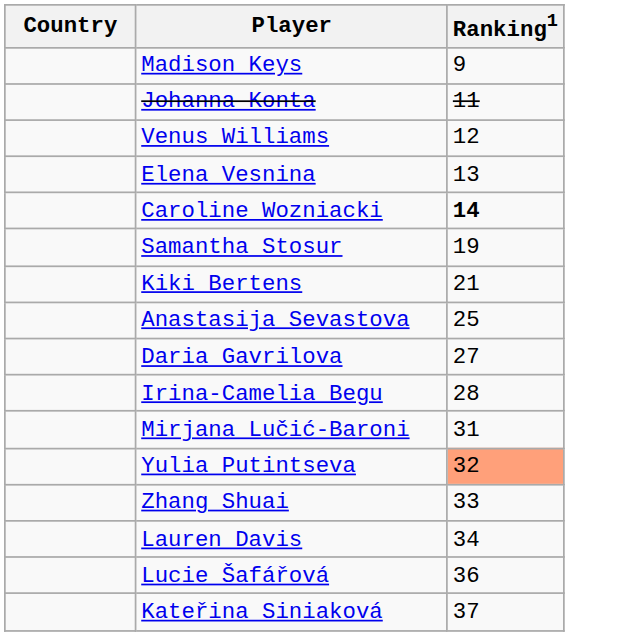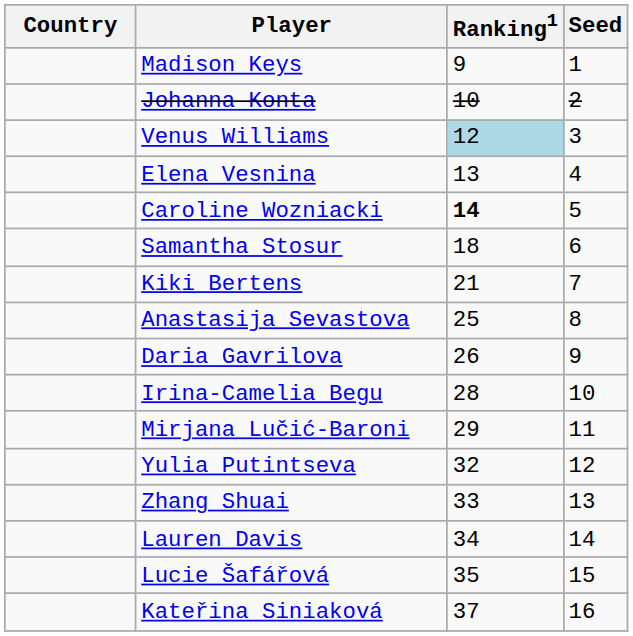+ column: (595, 26)
(466, 102) 11 -> (466, 102) 10
(466, 138) no background -> (466, 138) lightblue background
(466, 247) 19 -> (466, 247) 18
(466, 357) 27 -> (466, 357) 26
(466, 430) 31 -> (466, 430) 29
(466, 466) lightsalmon background -> (466, 466) no background
(466, 575) 36 -> (466, 575) 35
